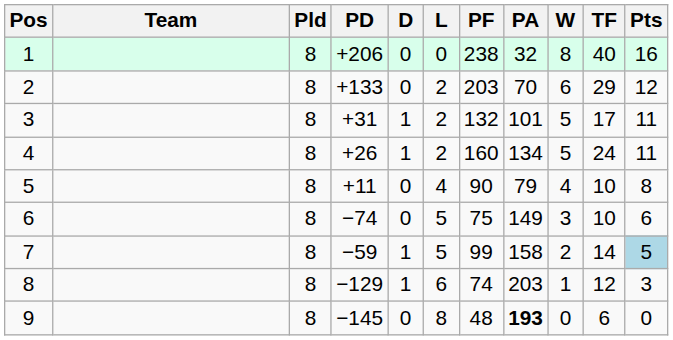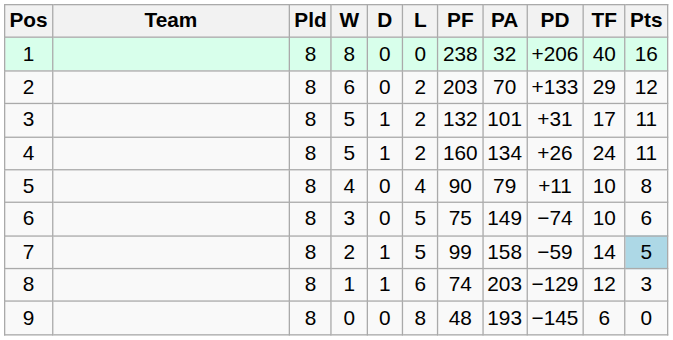columns swapped: (565, 20) <-> (360, 20)
(525, 317) bold -> (505, 317) normal
